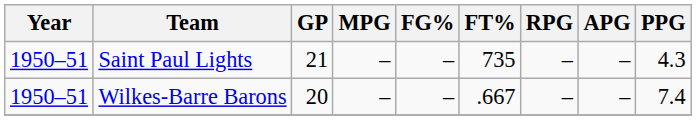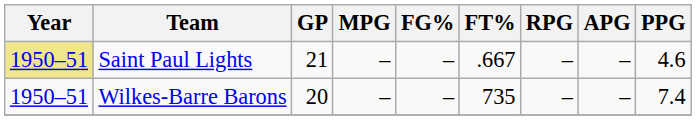(49, 59) no background -> (49, 59) khaki background
(499, 59) 735 -> (496, 59) .667
(672, 59) 4.3 -> (672, 59) 4.6
(496, 96) .667 -> (499, 96) 735
